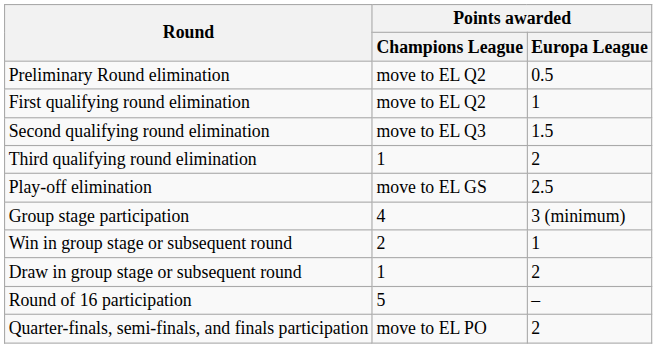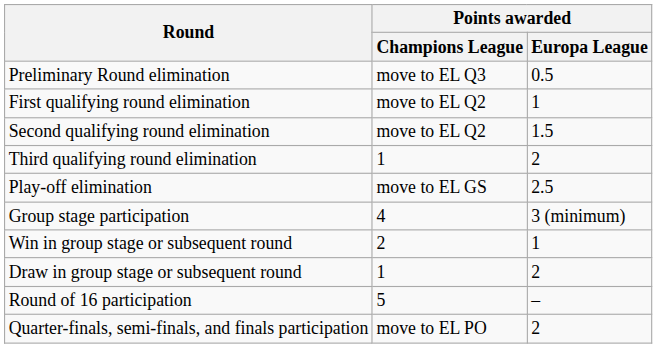(431, 74) move to EL Q2 -> (431, 74) move to EL Q3
(431, 131) move to EL Q3 -> (431, 131) move to EL Q2
